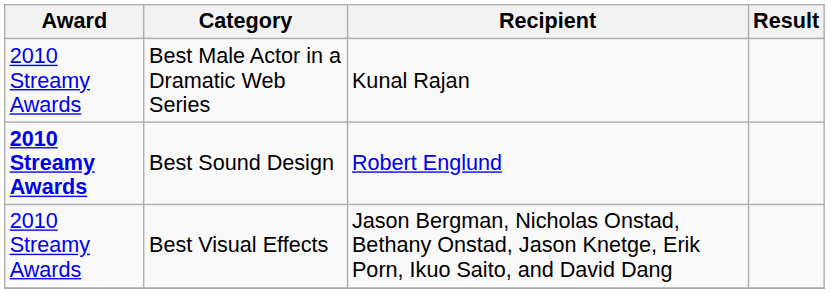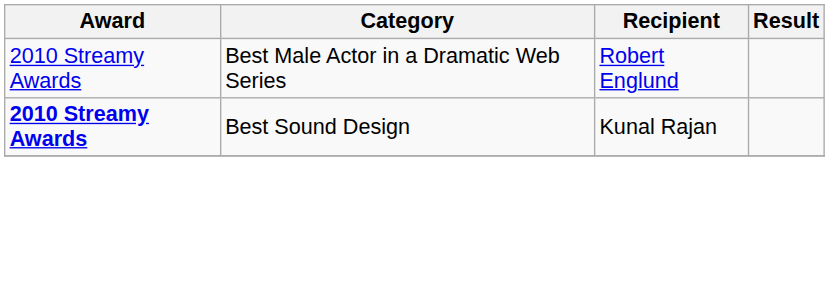(411, 80) Kunal Rajan -> (639, 68) Robert Englund
(427, 163) Robert Englund -> (658, 126) Kunal Rajan
- row: (239, 245)
